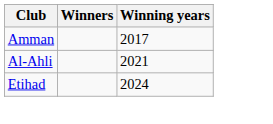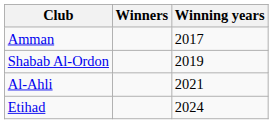+ row: (58, 61)
